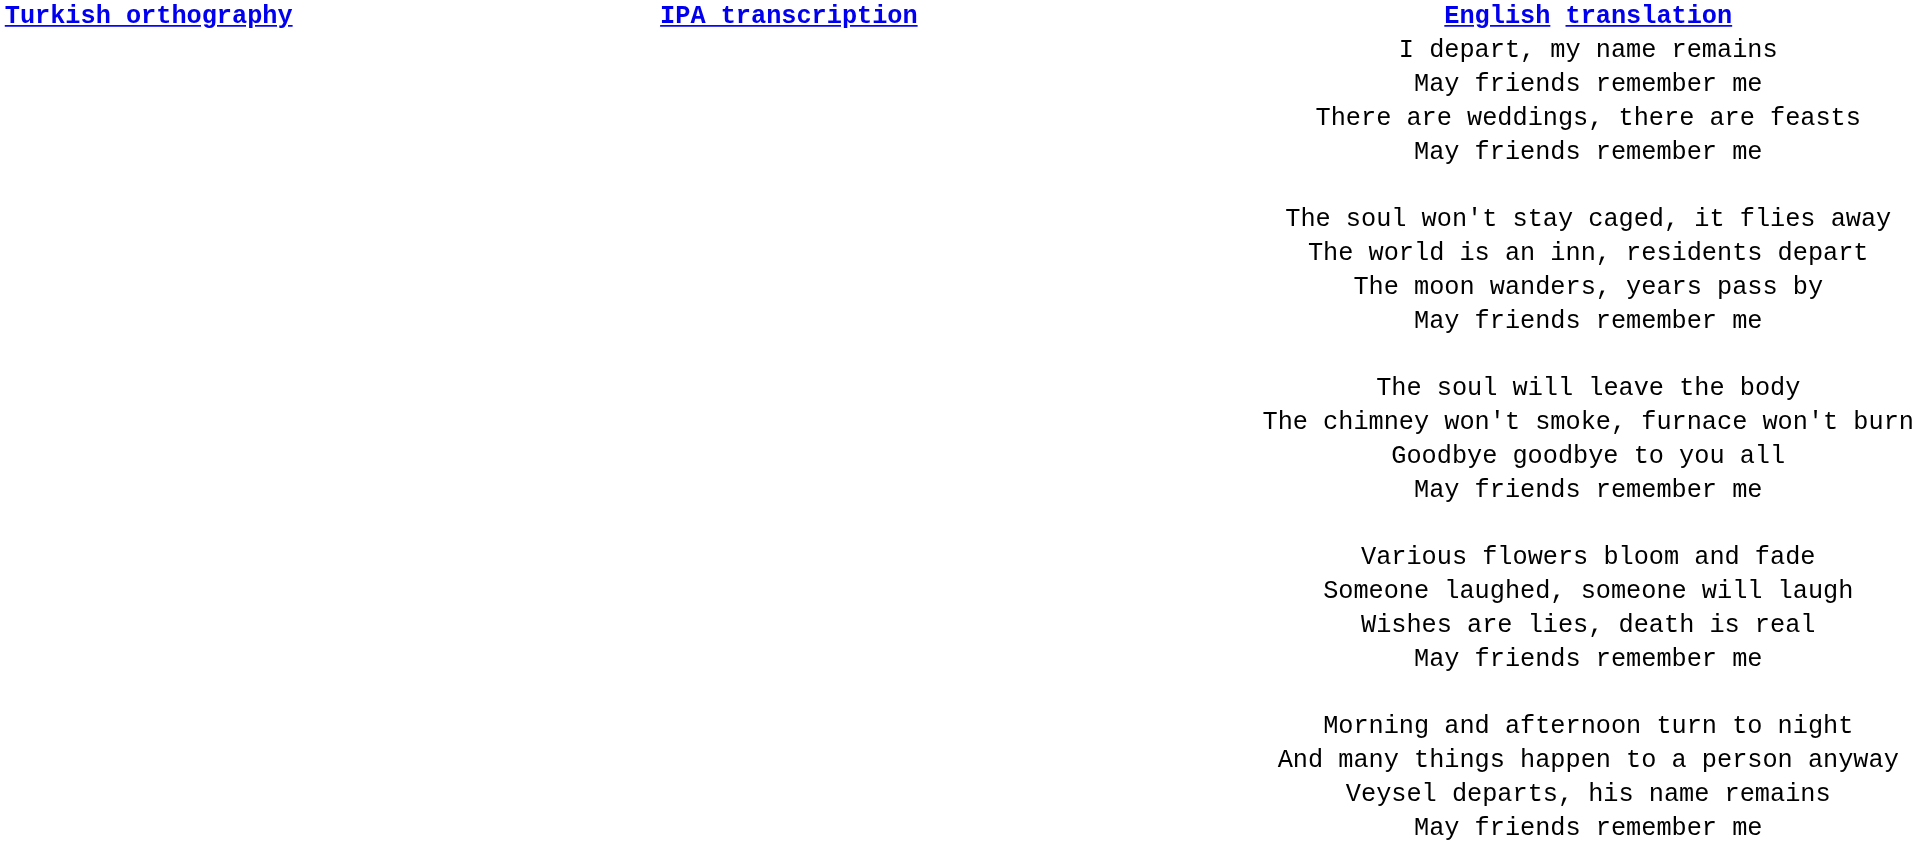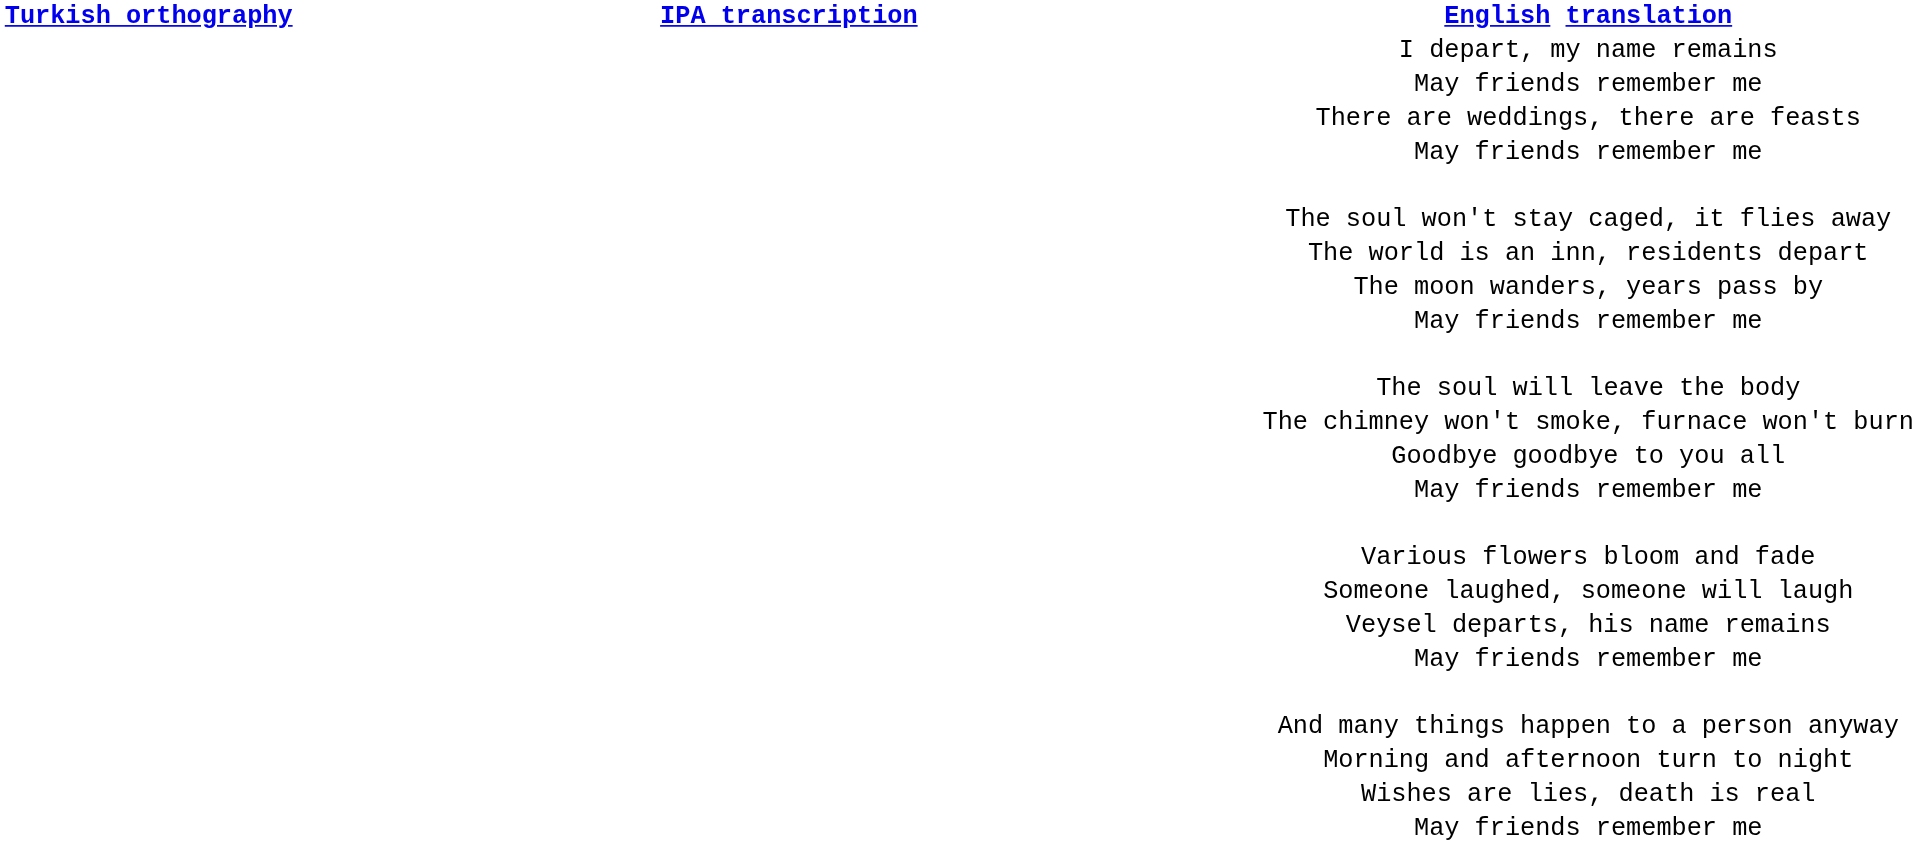rows swapped: (149, 625) <-> (149, 794)
rows swapped: (149, 726) <-> (149, 760)
